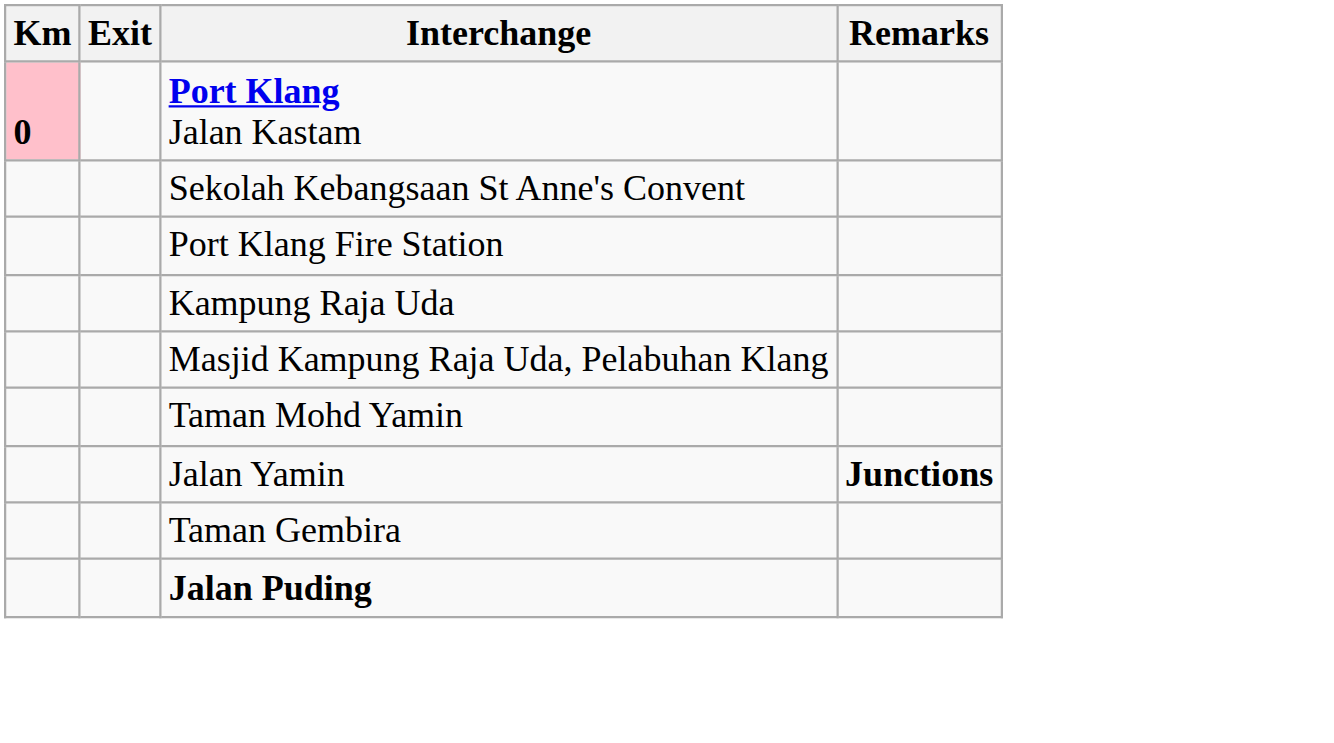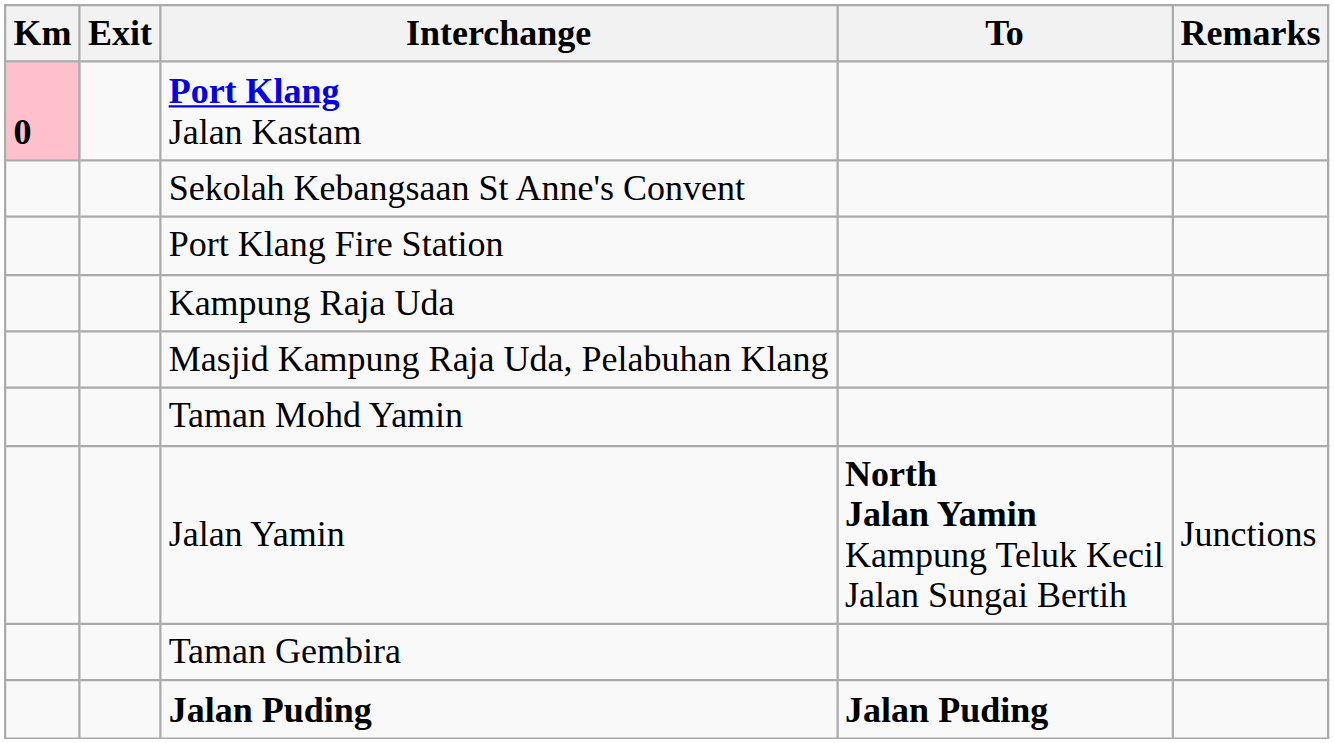+ column: (1004, 33)
(919, 473) bold -> (1248, 533) normal
